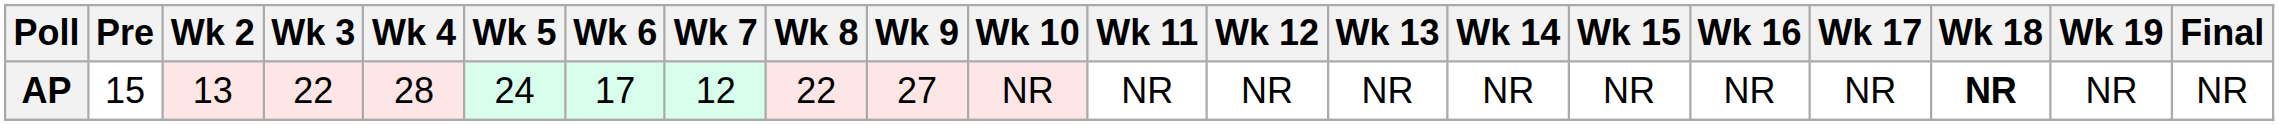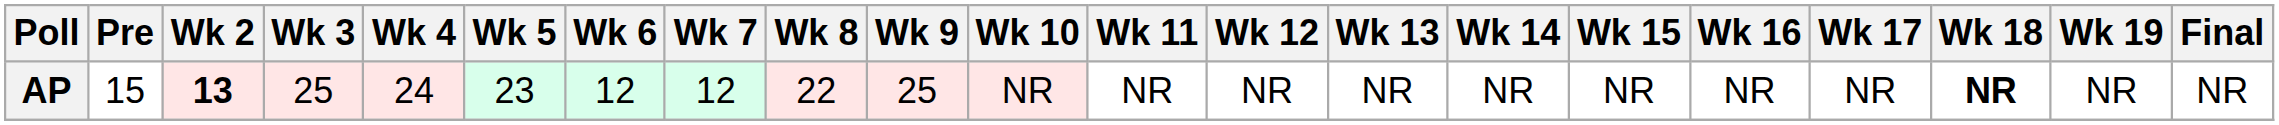(213, 90) normal -> (213, 90) bold
(313, 90) 22 -> (313, 90) 25
(414, 90) 28 -> (414, 90) 24
(515, 90) 24 -> (515, 90) 23
(615, 90) 17 -> (615, 90) 12
(917, 90) 27 -> (917, 90) 25
